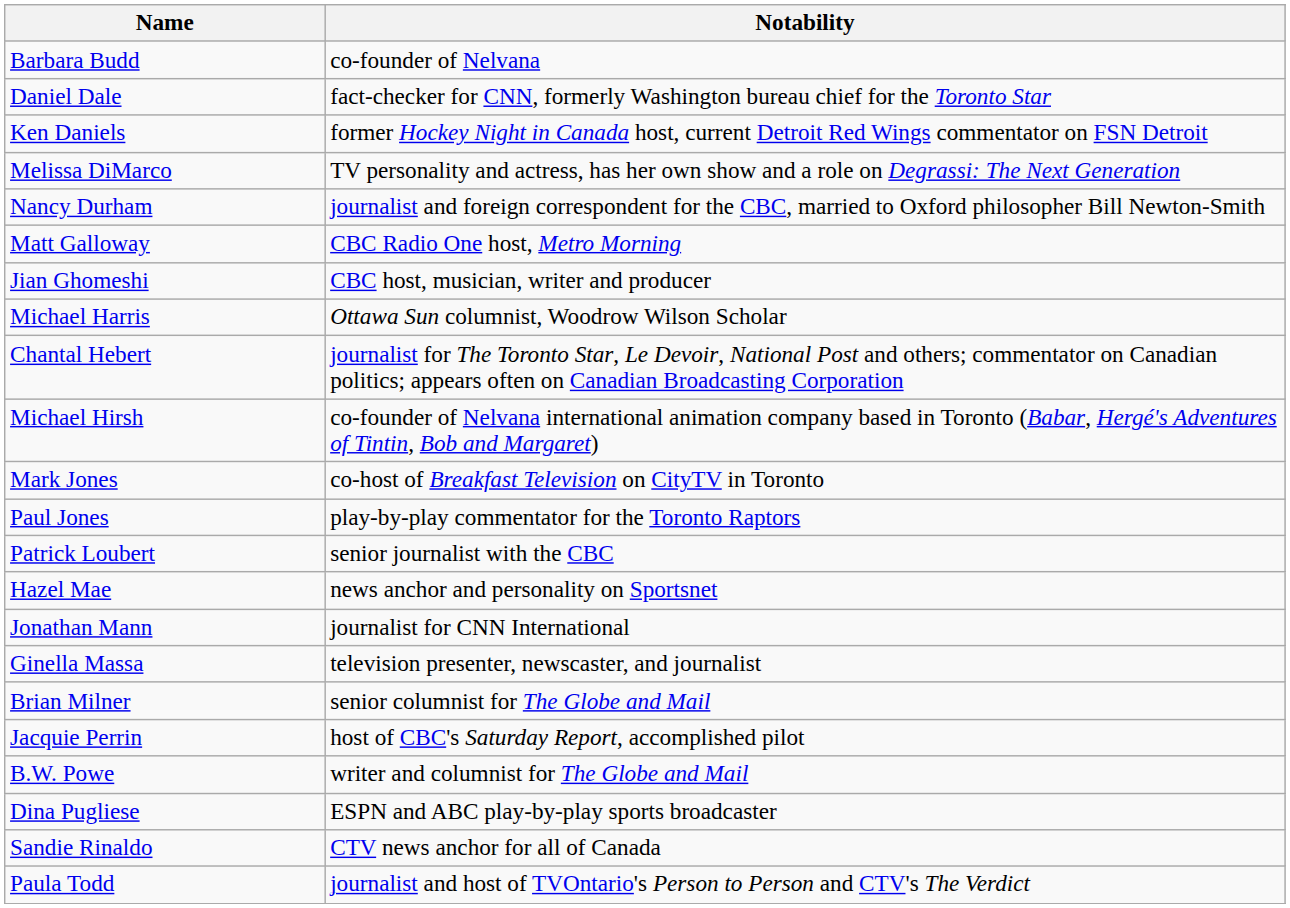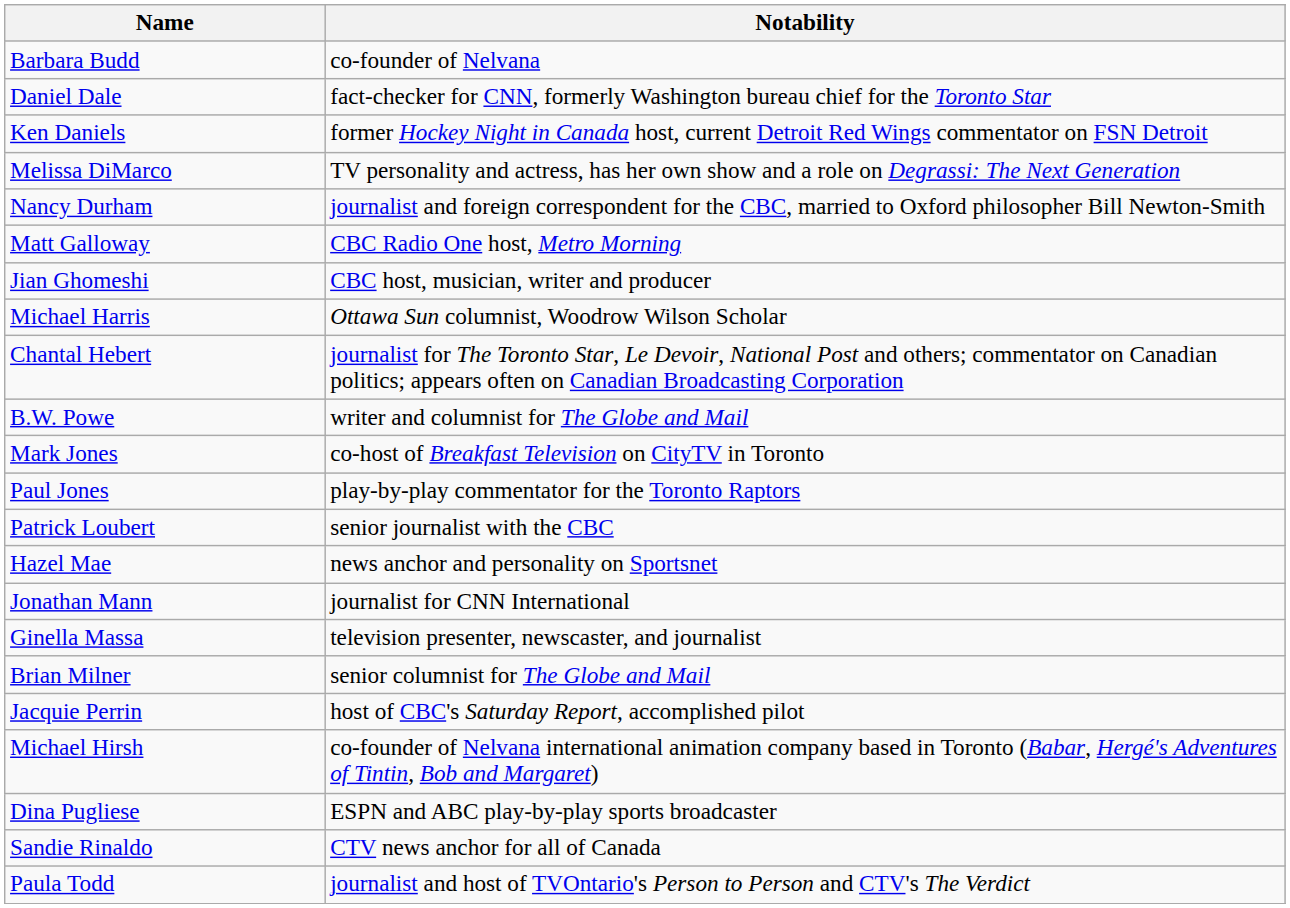rows swapped: (77, 416) <-> (62, 774)
